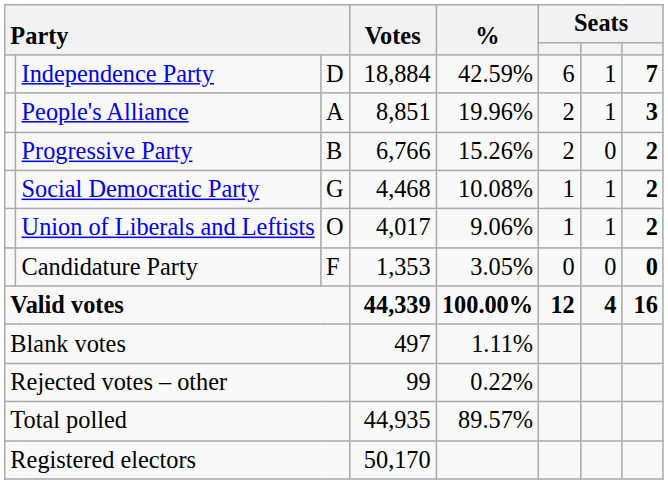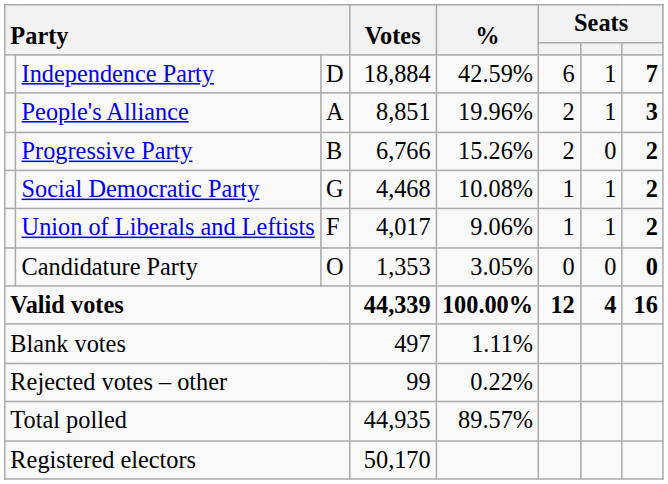(335, 227) O -> (333, 227) F
(333, 266) F -> (335, 266) O
